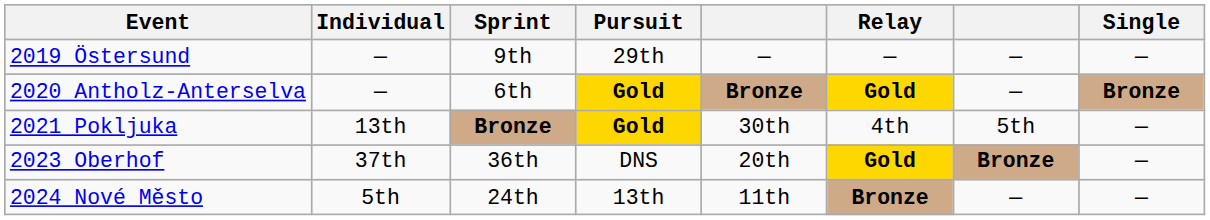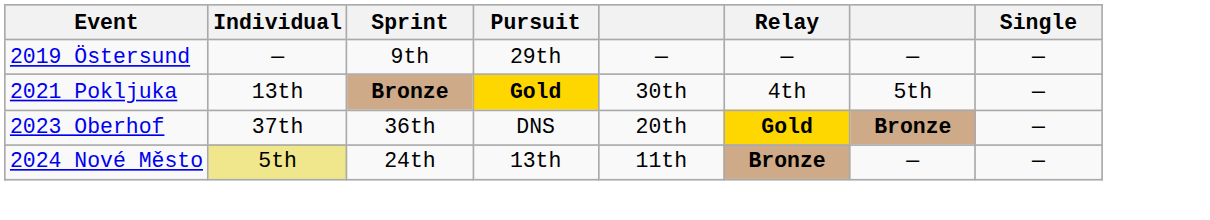- row: (158, 92)
(381, 197) no background -> (278, 162) khaki background
